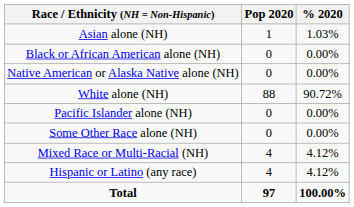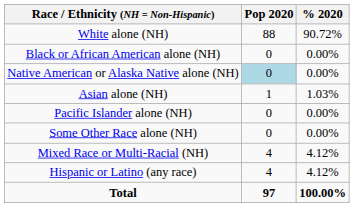rows swapped: (123, 93) <-> (123, 34)
(269, 73) no background -> (269, 73) lightblue background
